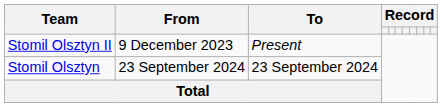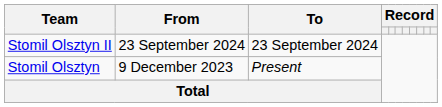(176, 45) 9 December 2023 -> (182, 45) 23 September 2024
(276, 45) Present -> (315, 45) 23 September 2024
(182, 68) 23 September 2024 -> (176, 68) 9 December 2023
(315, 68) 23 September 2024 -> (276, 68) Present
